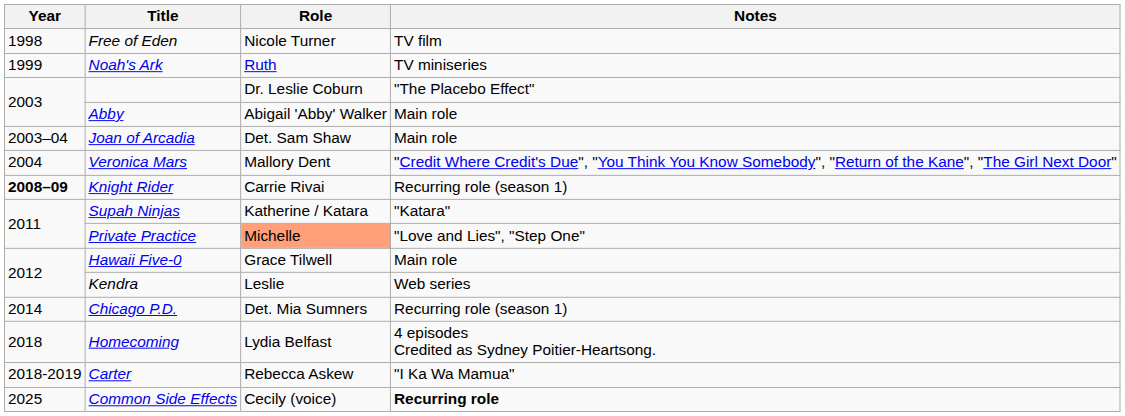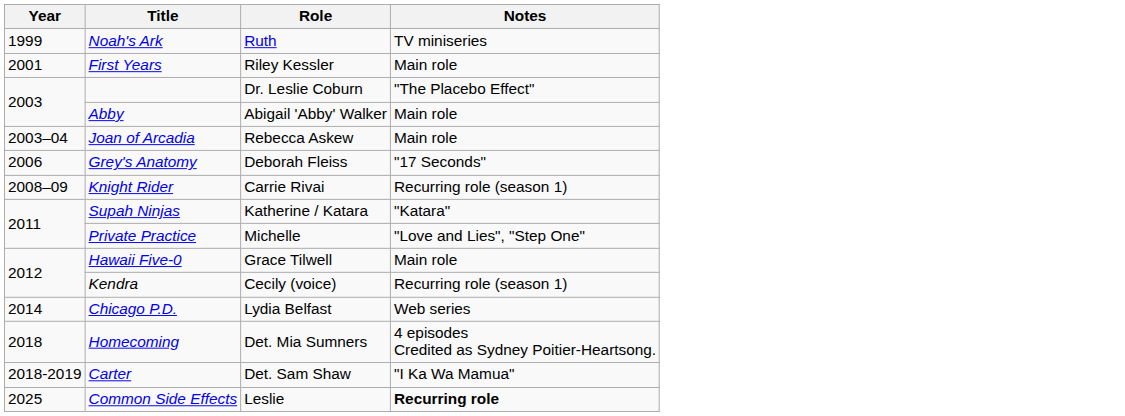- row: (133, 41)
+ row: (125, 65)
(298, 138) Det. Sam Shaw -> (299, 138) Rebecca Askew
- row: (138, 162)
+ row: (143, 162)
(38, 187) bold -> (38, 187) normal
(272, 235) lightsalmon background -> (272, 235) no background
(264, 284) Leslie -> (290, 284) Cecily (voice)
(432, 284) Web series -> (481, 284) Recurring role (season 1)
(306, 308) Det. Mia Sumners -> (288, 308) Lydia Belfast
(481, 308) Recurring role (season 1) -> (432, 308) Web series
(288, 342) Lydia Belfast -> (306, 342) Det. Mia Sumners
(299, 374) Rebecca Askew -> (298, 374) Det. Sam Shaw
(290, 399) Cecily (voice) -> (264, 399) Leslie
